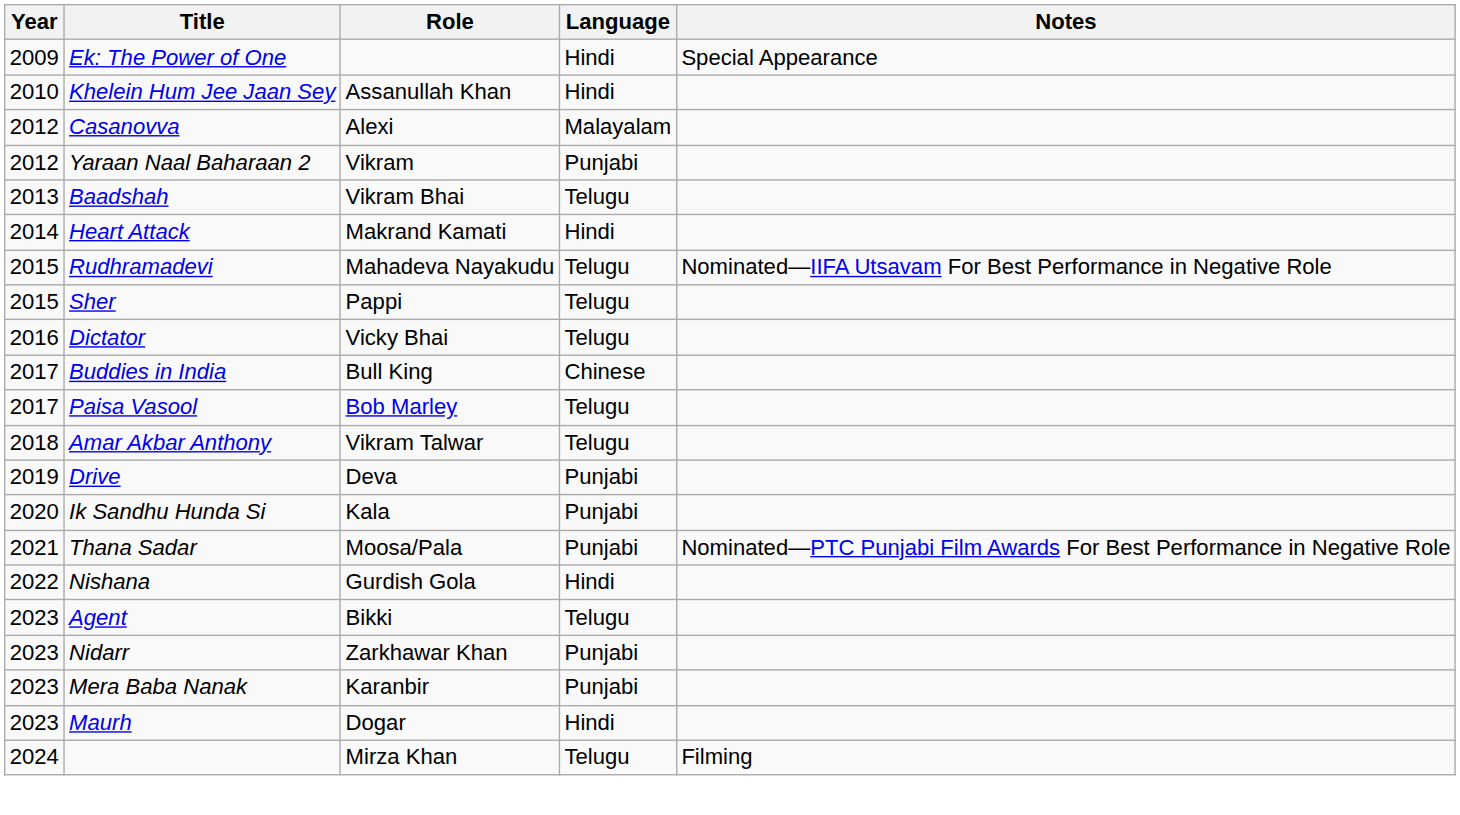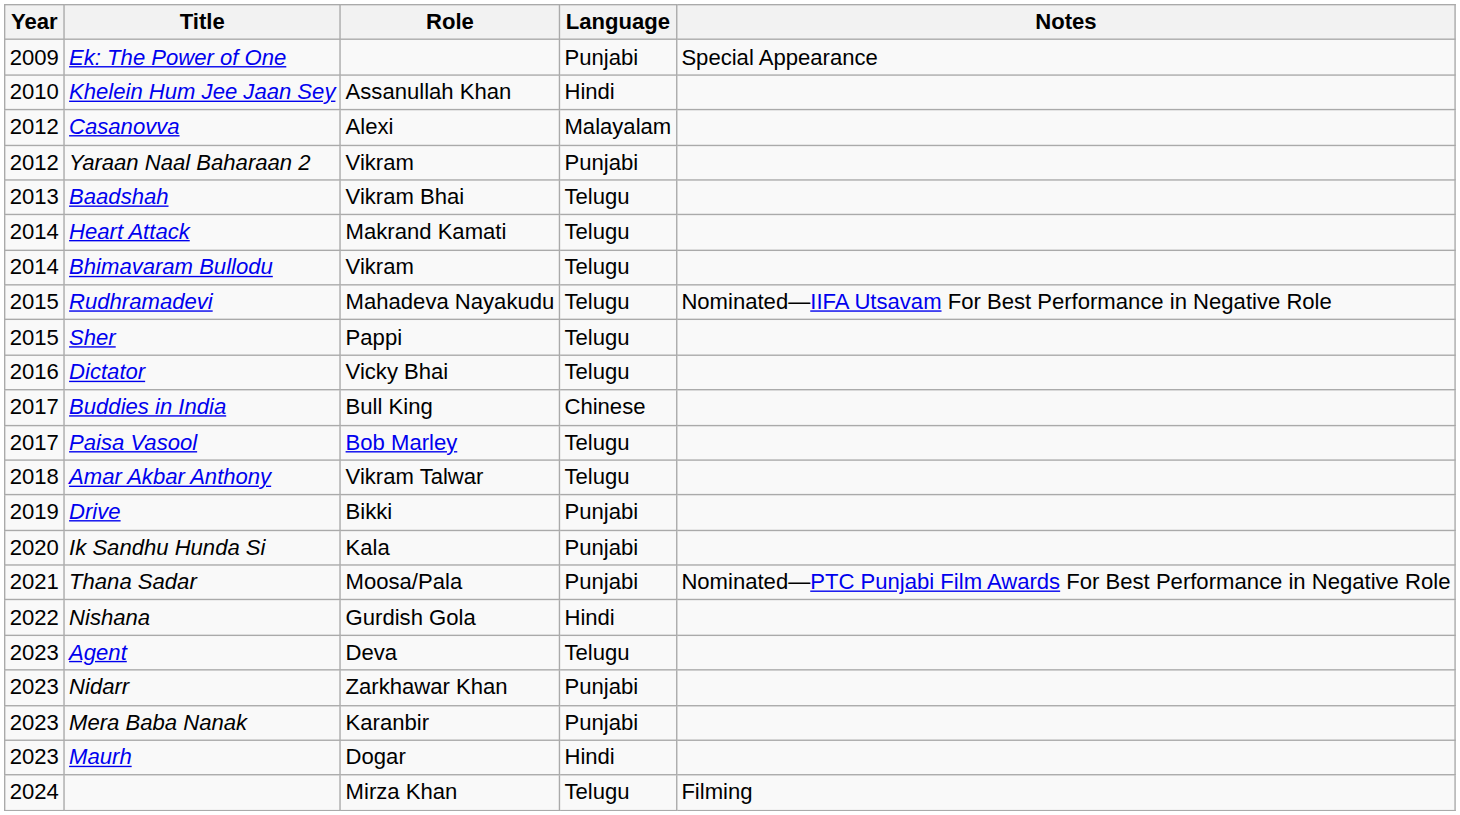(590, 57) Hindi -> (601, 57) Punjabi
(590, 232) Hindi -> (597, 232) Telugu
+ row: (171, 267)
(371, 477) Deva -> (369, 512) Bikki
(369, 617) Bikki -> (371, 652) Deva
